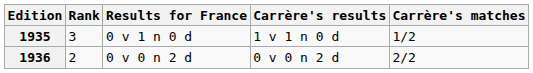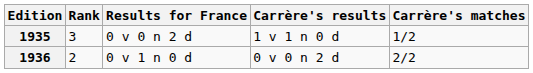(149, 36) 0 v 1 n 0 d -> (149, 36) 0 v 0 n 2 d
(149, 57) 0 v 0 n 2 d -> (149, 57) 0 v 1 n 0 d
